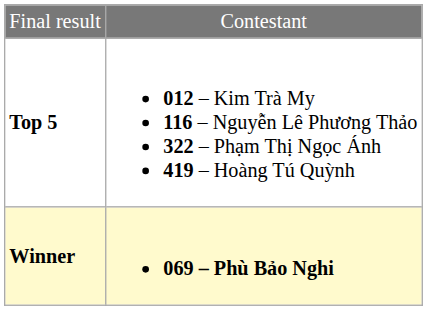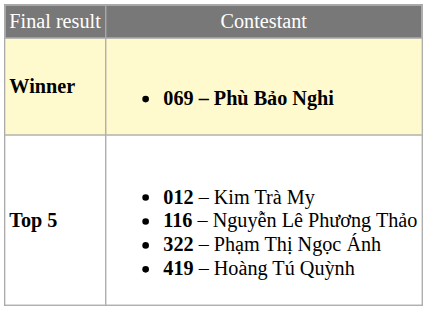rows swapped: (42, 256) <-> (33, 122)
